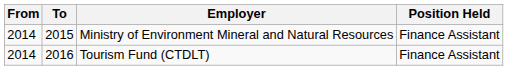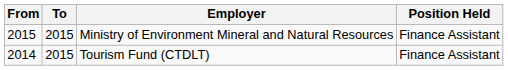(22, 34) 2014 -> (22, 34) 2015
(59, 55) 2016 -> (59, 55) 2015
